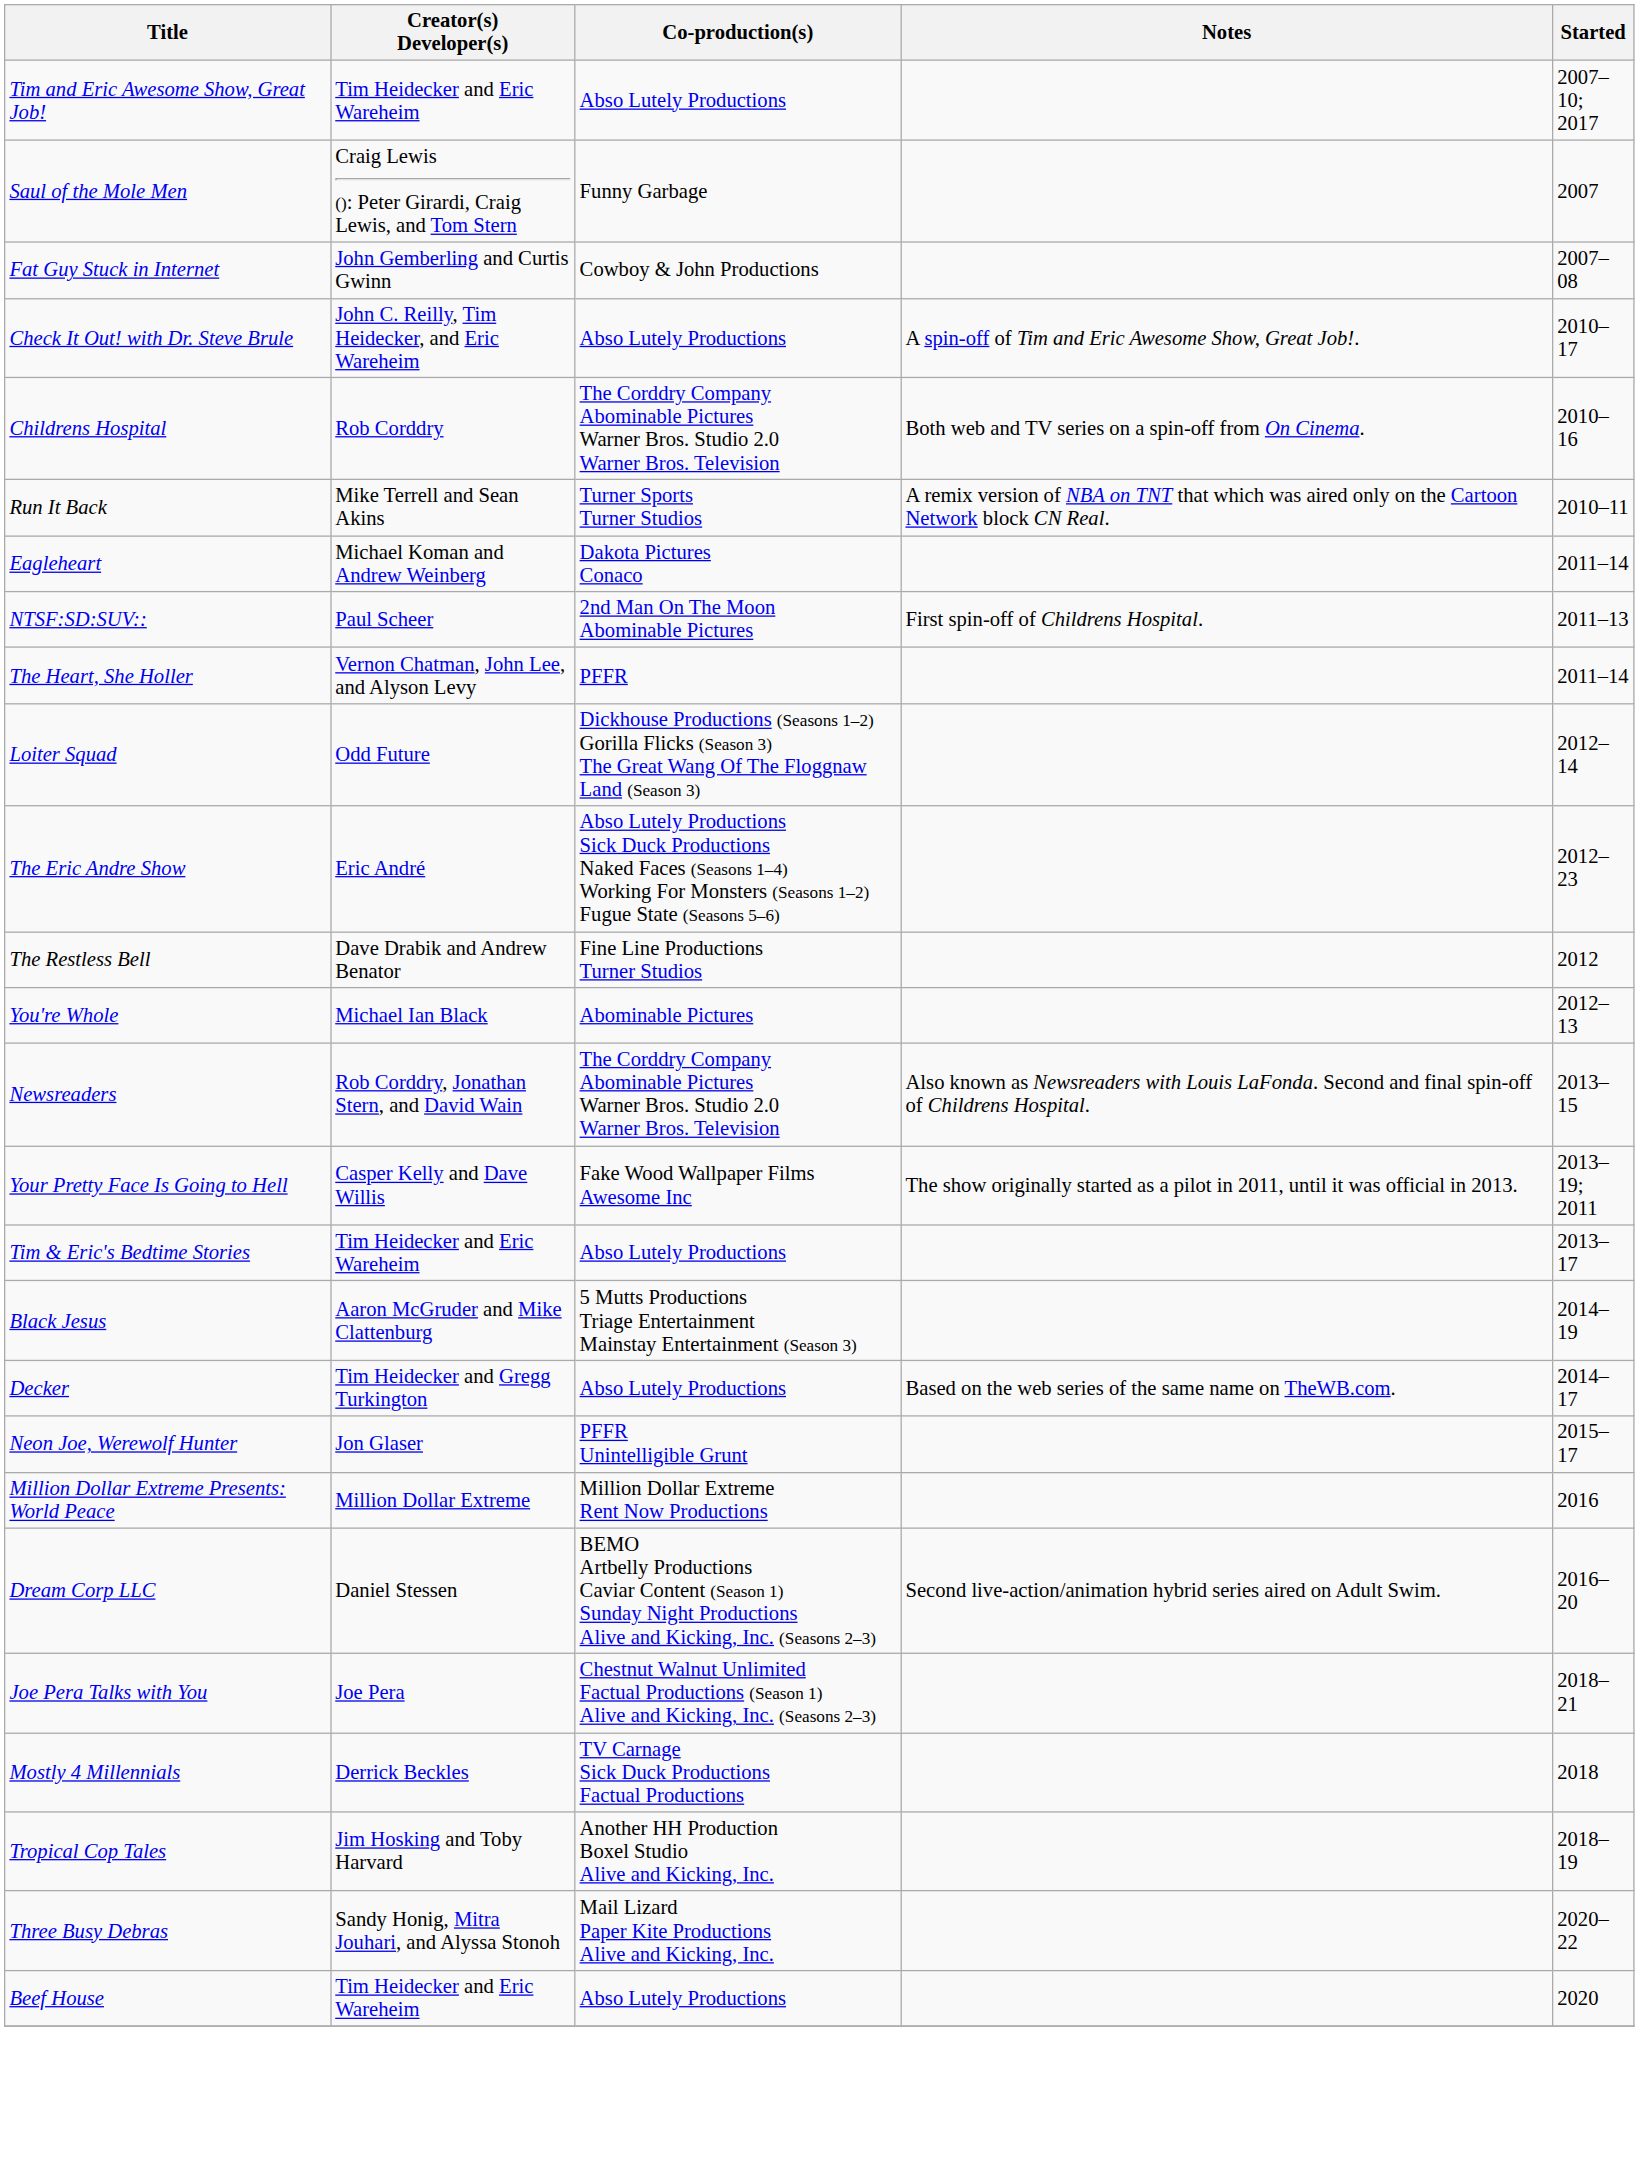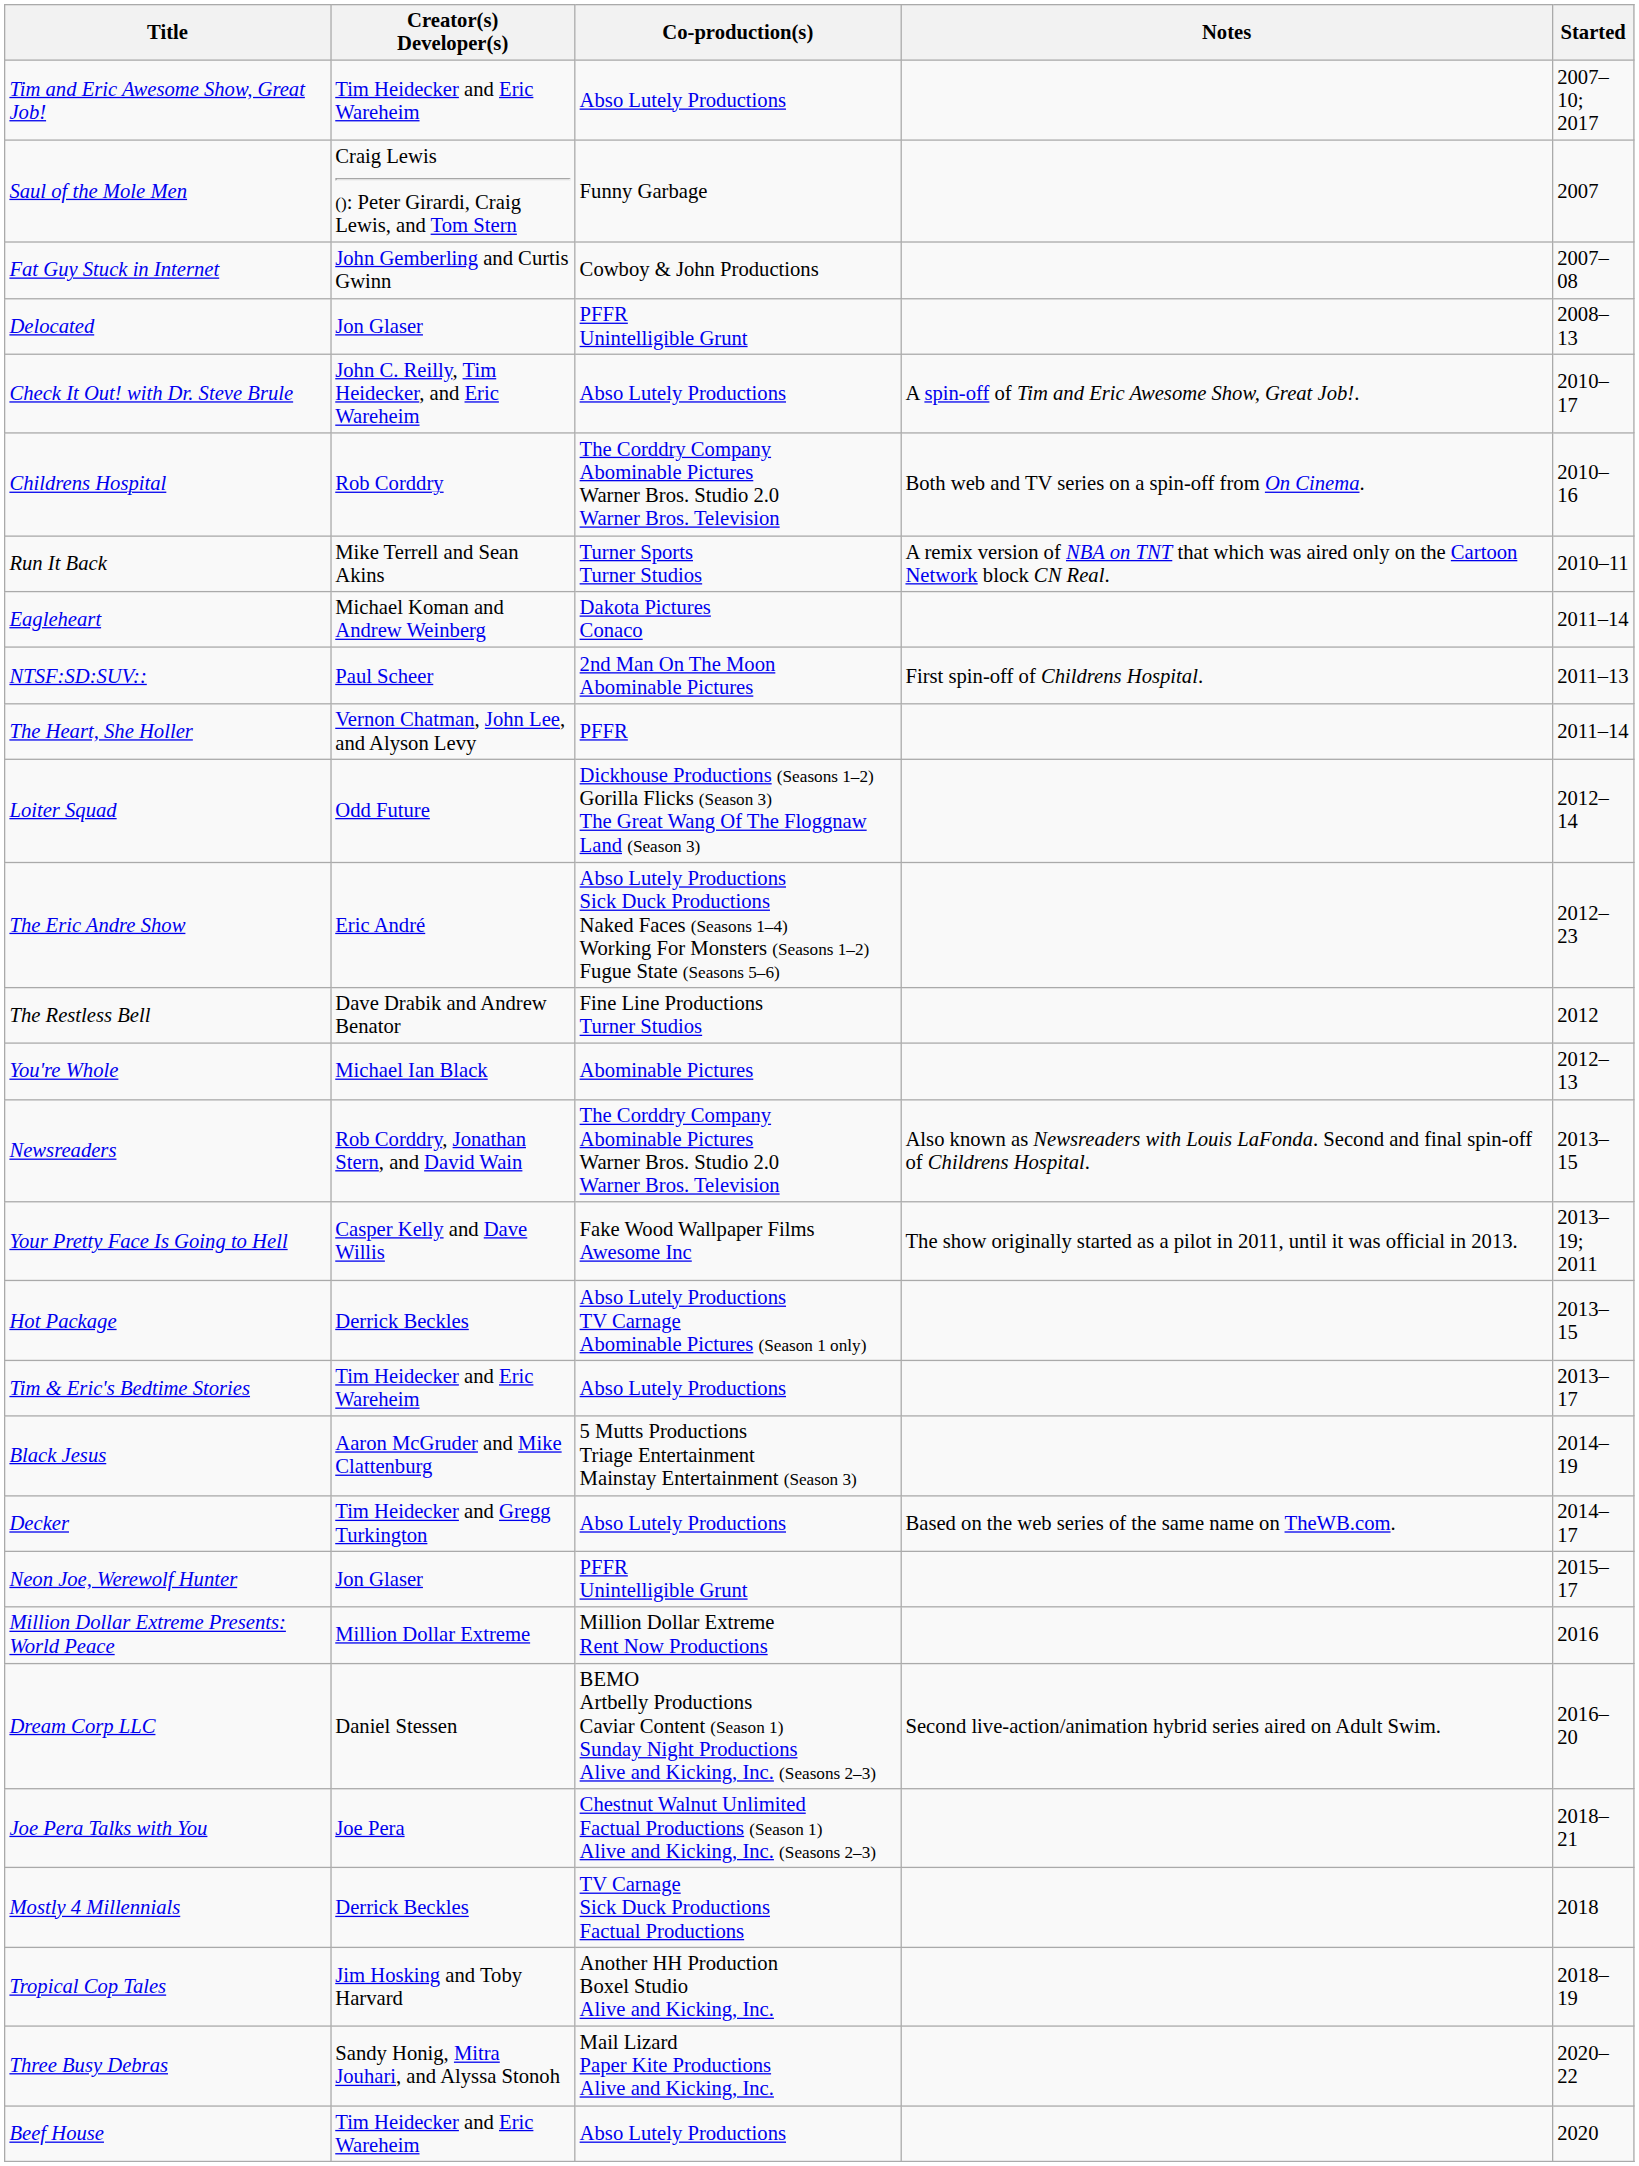+ row: (52, 325)
+ row: (63, 1320)
